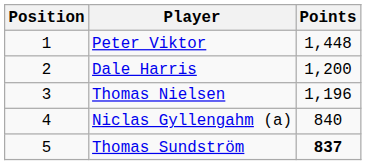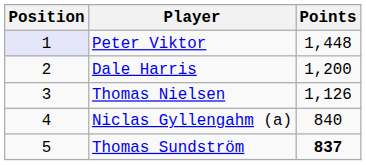(46, 43) no background -> (46, 43) lavender background
(328, 95) 1,196 -> (328, 95) 1,126
